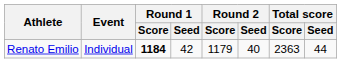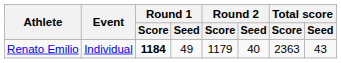(187, 49) 42 -> (187, 49) 49
(320, 49) 44 -> (320, 49) 43
